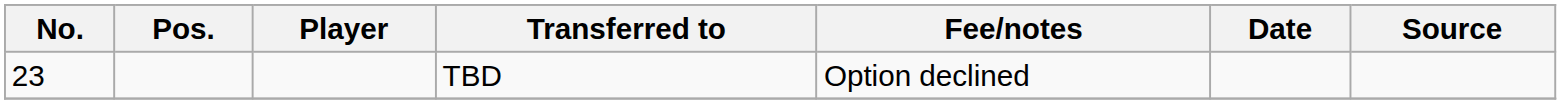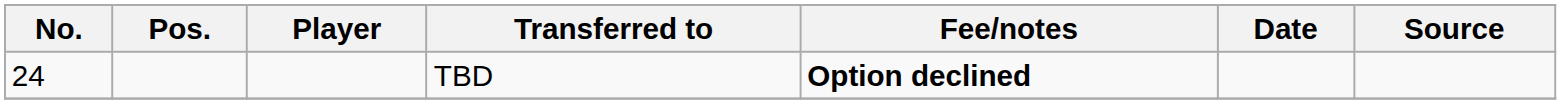(28, 76) 23 -> (28, 76) 24
(927, 76) normal -> (919, 76) bold
